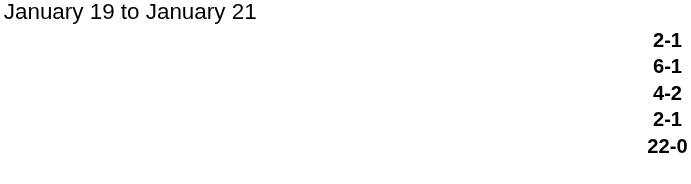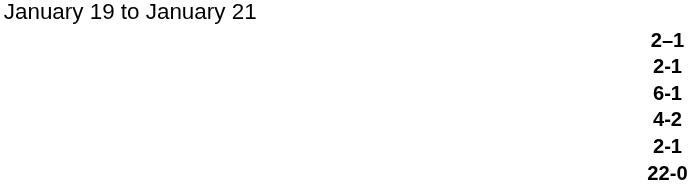+ row: (278, 40)
